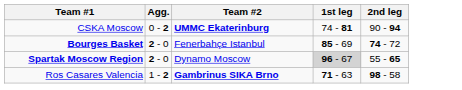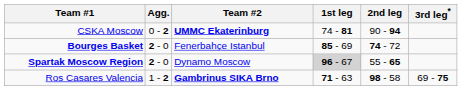+ column: (433, 13)
